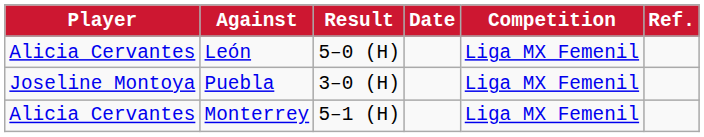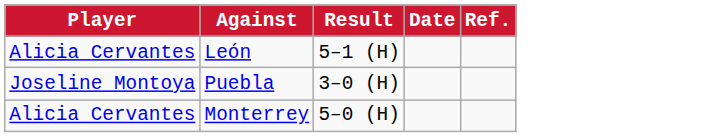- column: (552, 21)
(359, 52) 5–0 (H) -> (359, 52) 5–1 (H)
(359, 115) 5–1 (H) -> (359, 115) 5–0 (H)
